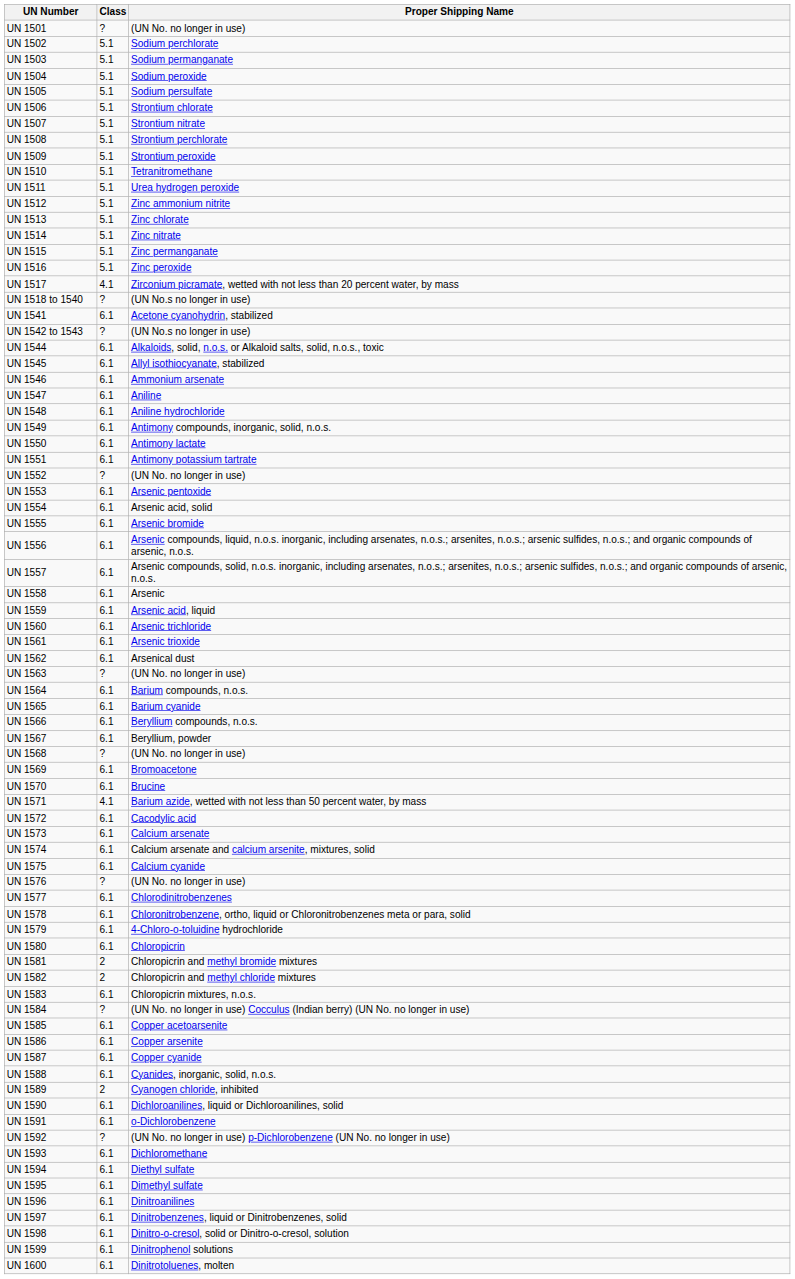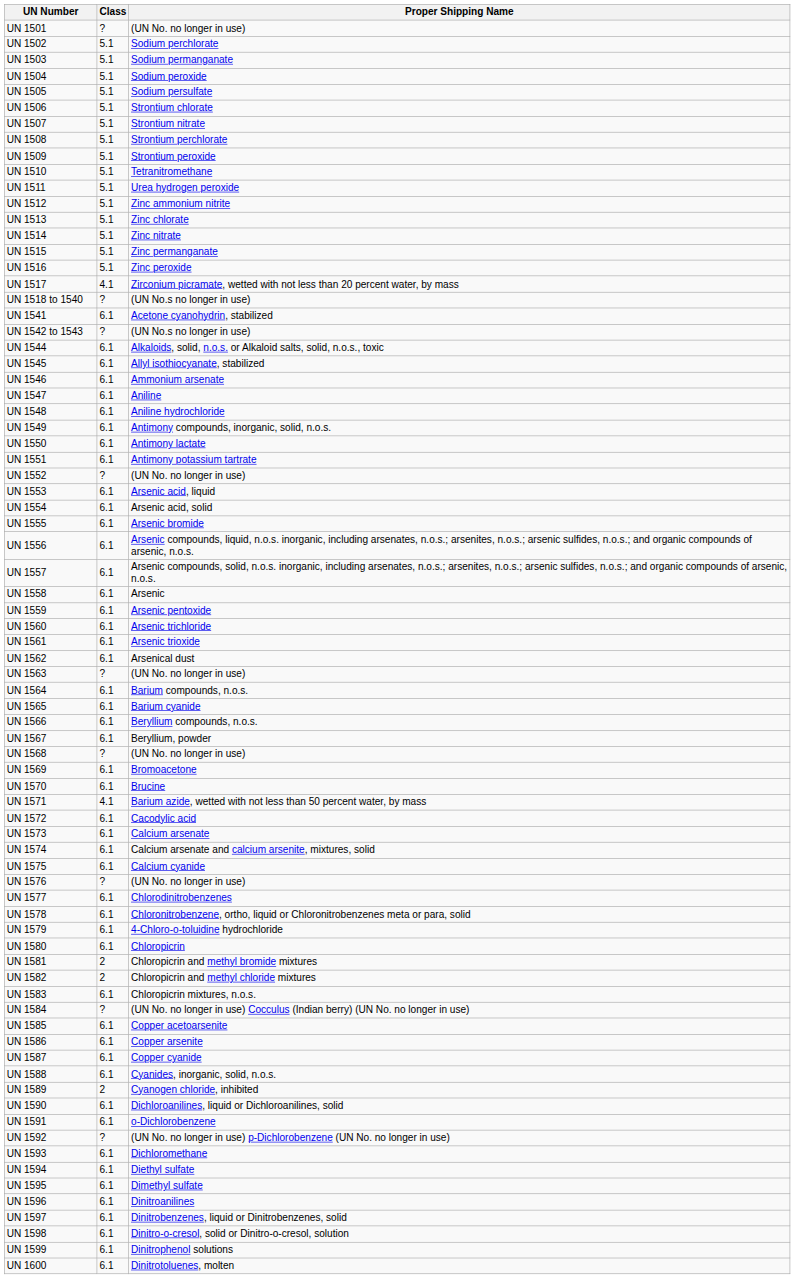(171, 492) Arsenic pentoxide -> (173, 492) Arsenic acid, liquid
(173, 610) Arsenic acid, liquid -> (171, 610) Arsenic pentoxide
